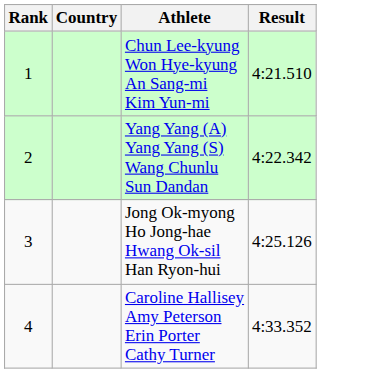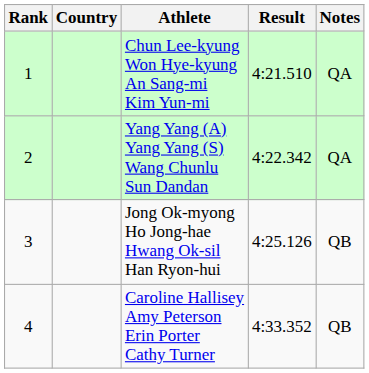+ column: (340, 17)
